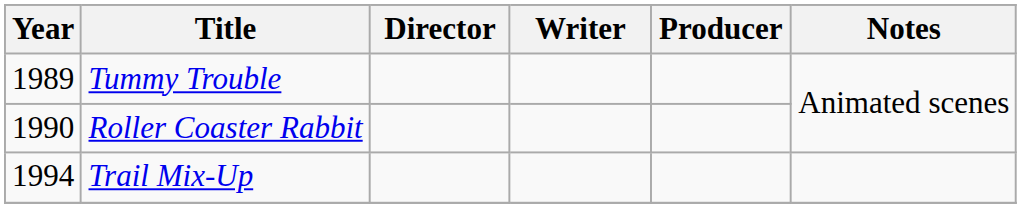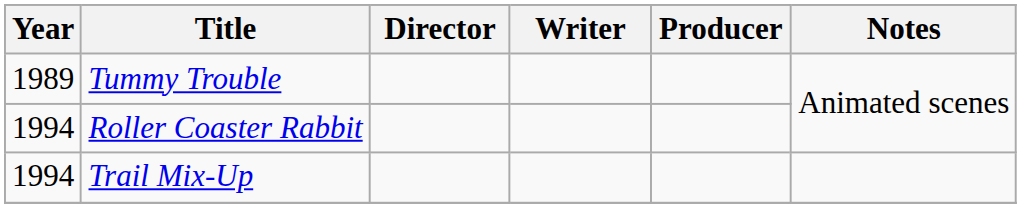(43, 127) 1990 -> (43, 127) 1994
